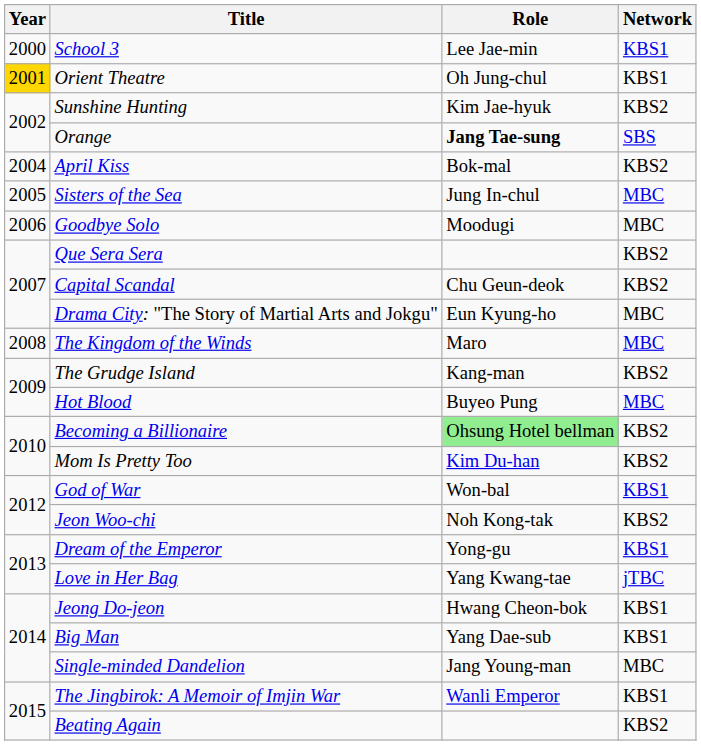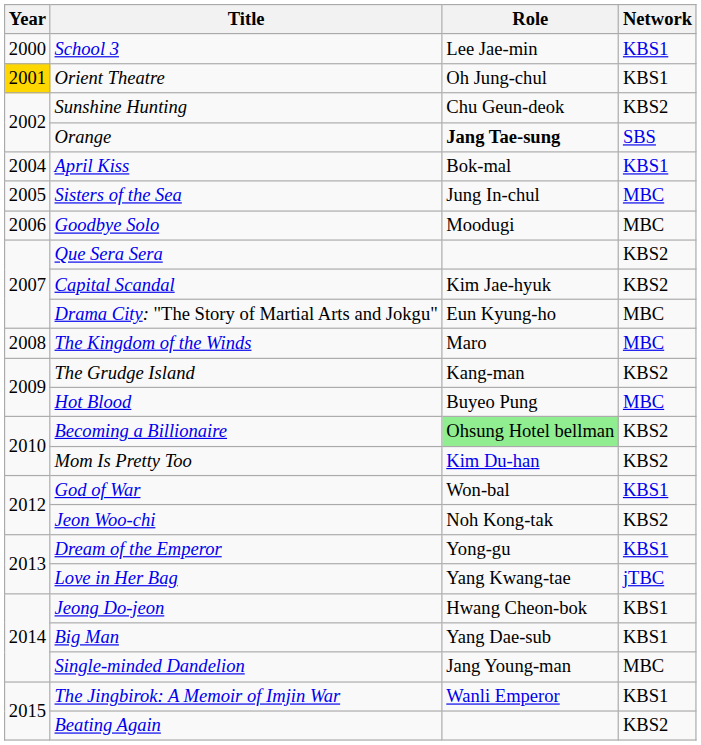(499, 107) Kim Jae-hyuk -> (505, 107) Chu Geun-deok
(646, 166) KBS2 -> (646, 166) KBS1
(505, 284) Chu Geun-deok -> (499, 284) Kim Jae-hyuk
